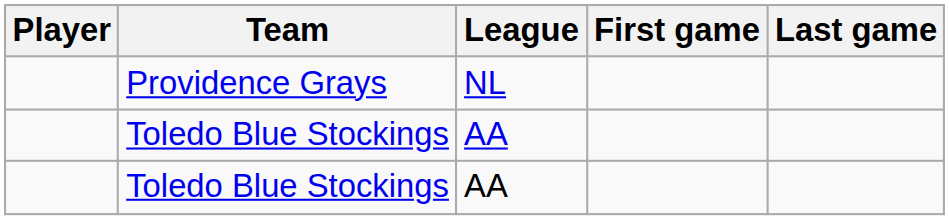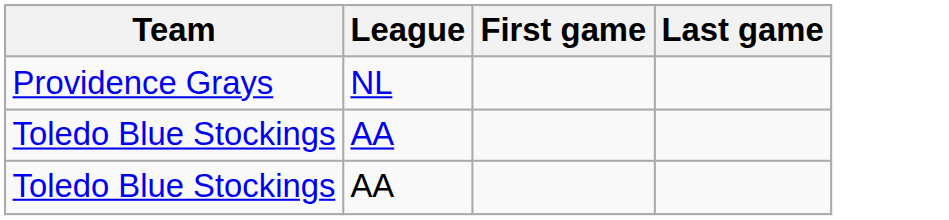- column: (62, 30)
